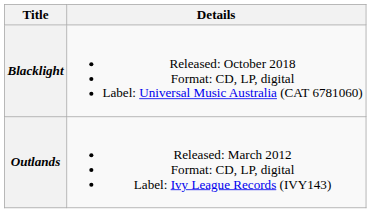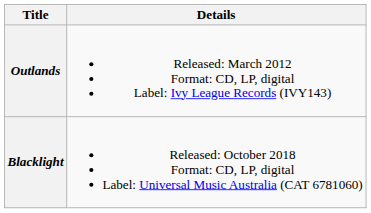rows swapped: (35, 162) <-> (35, 70)
